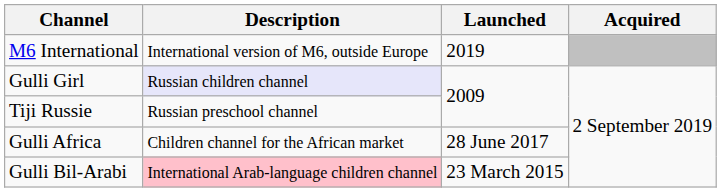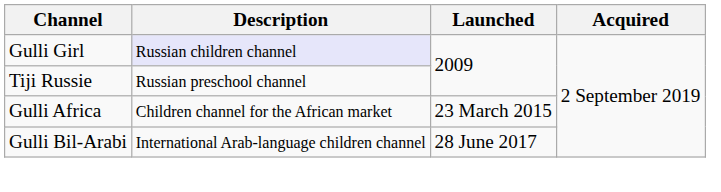- row: (74, 50)
(497, 141) 28 June 2017 -> (493, 111) 23 March 2015
(292, 173) pink background -> (281, 142) no background
(505, 171) 23 March 2015 -> (486, 141) 28 June 2017
